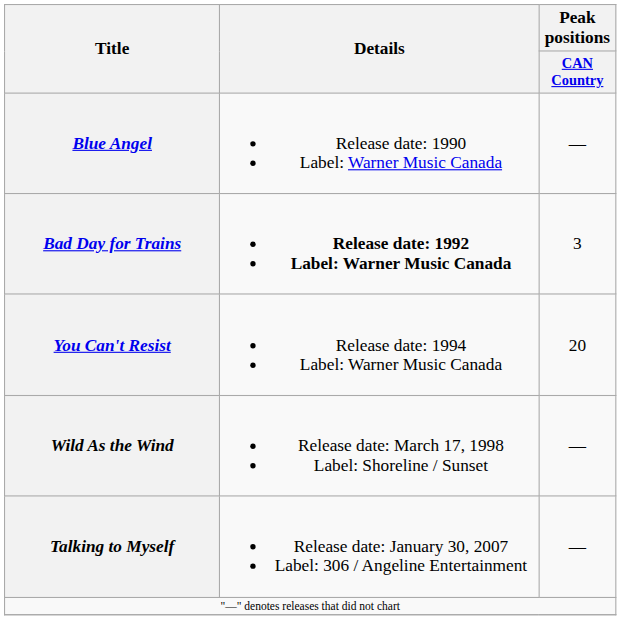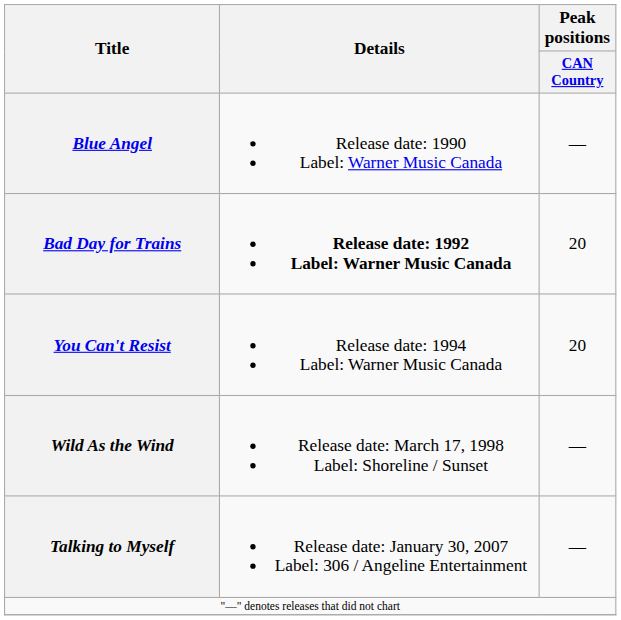(577, 243) 3 -> (577, 243) 20
